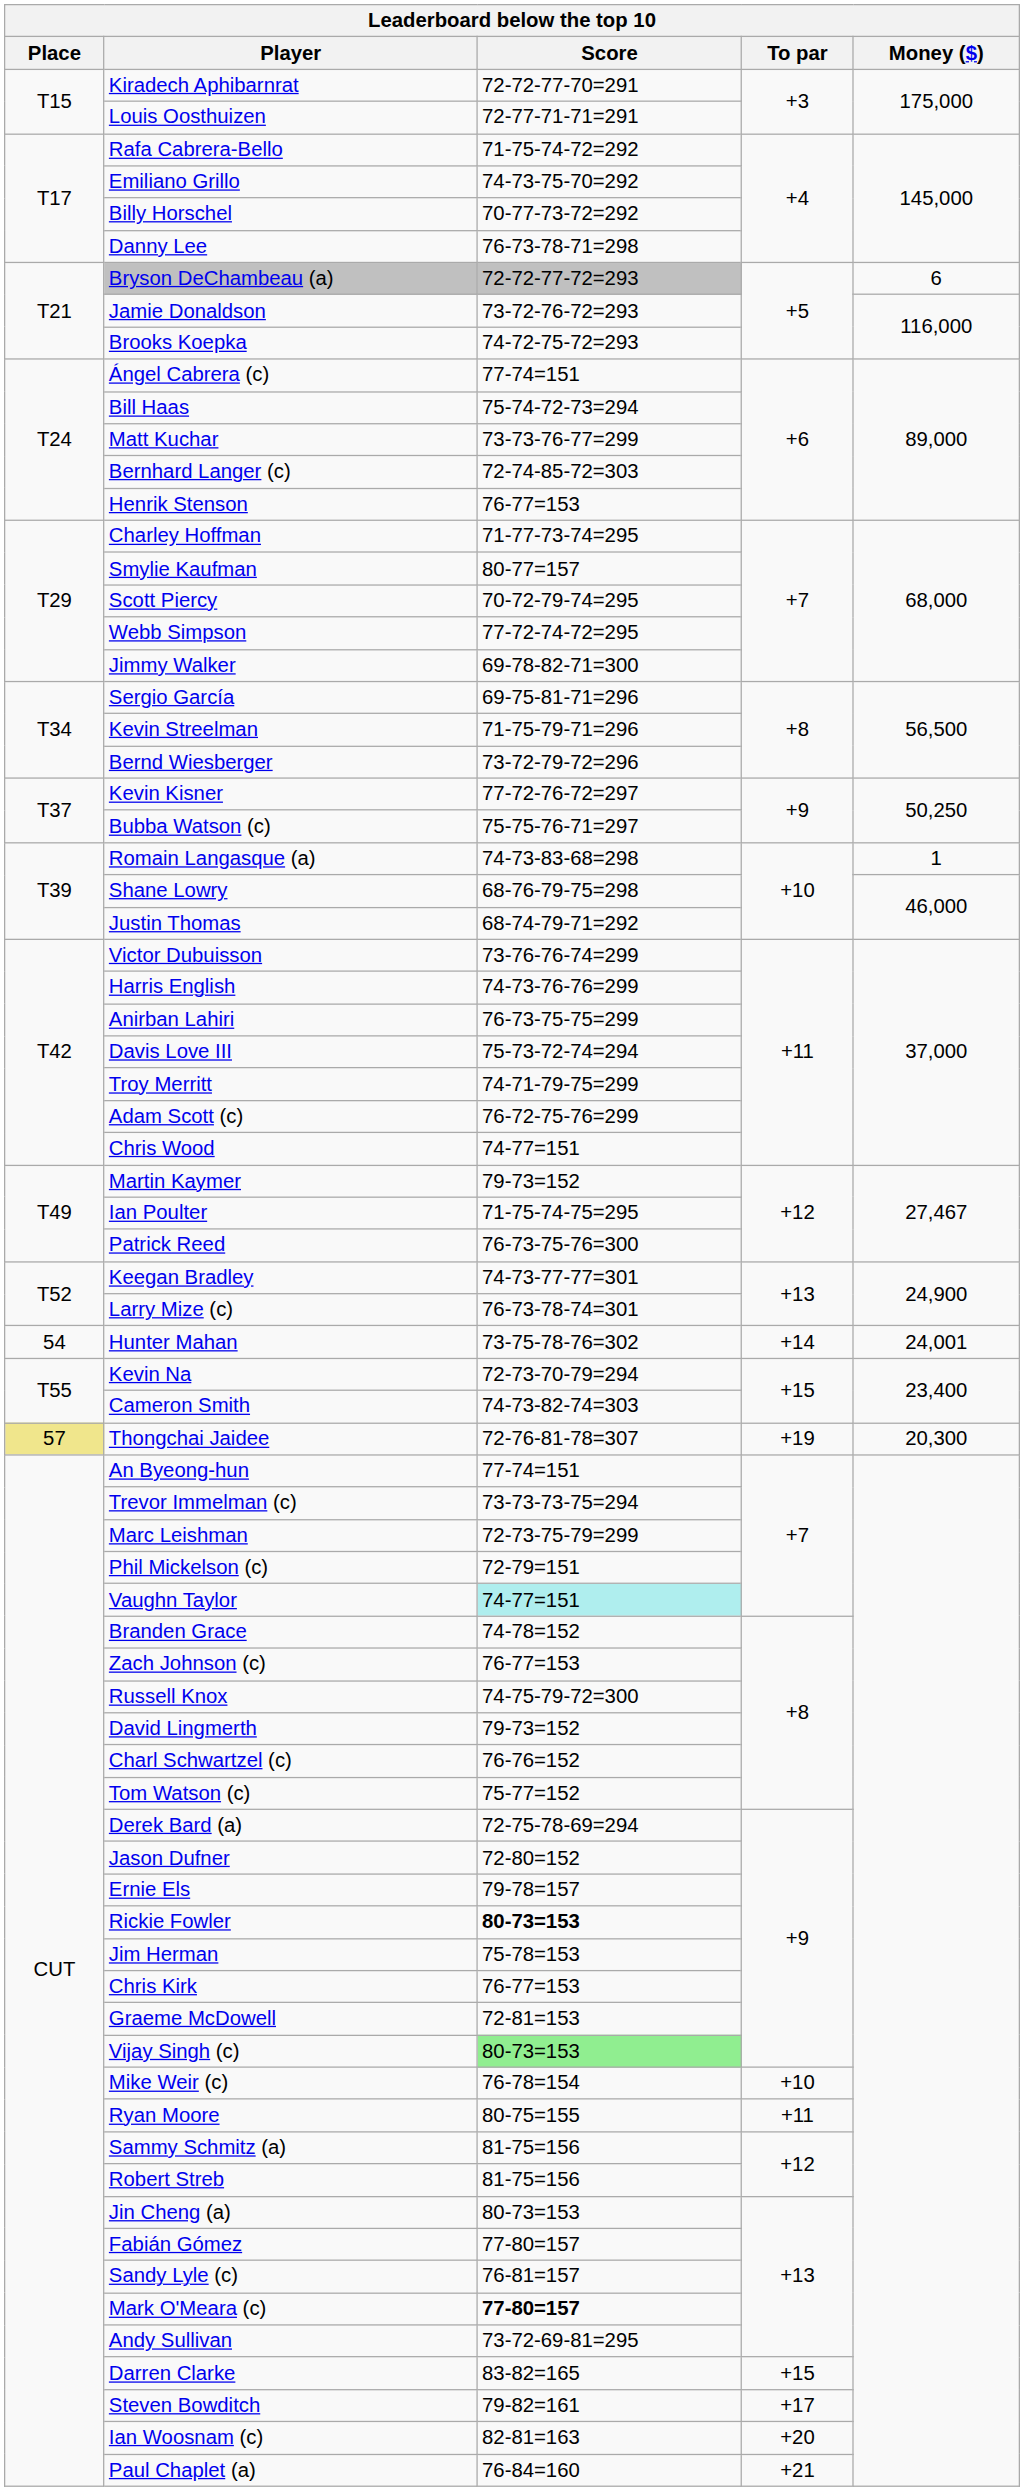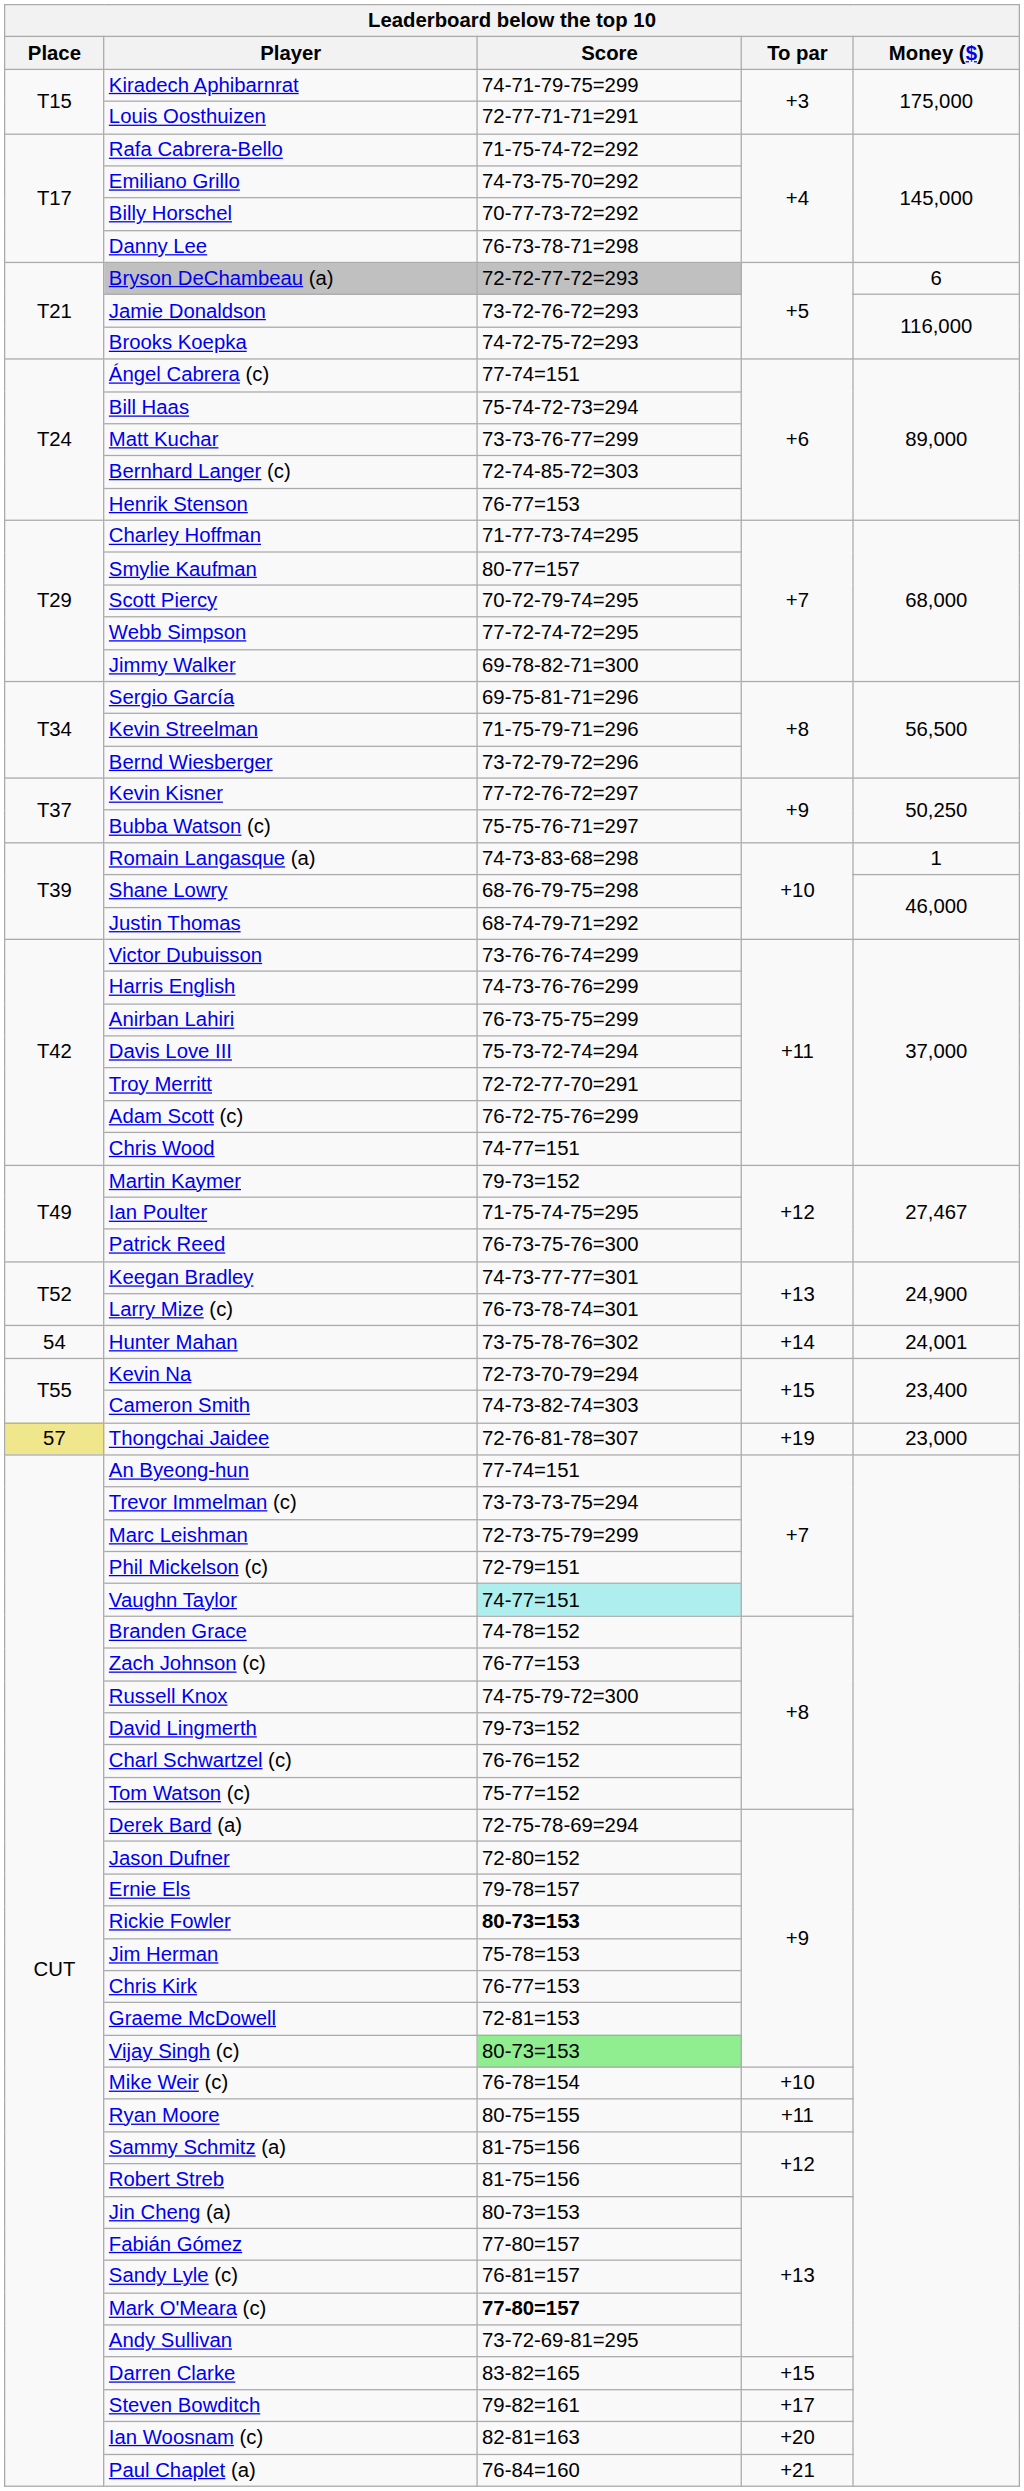(560, 85) 72-72-77-70=291 -> (560, 85) 74-71-79-75=299
(560, 1084) 74-71-79-75=299 -> (560, 1084) 72-72-77-70=291
(936, 1438) 20,300 -> (936, 1438) 23,000
